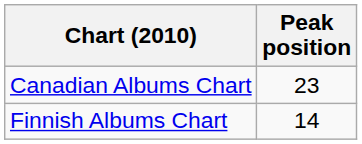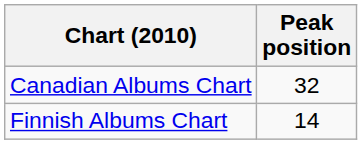(307, 84) 23 -> (307, 84) 32
